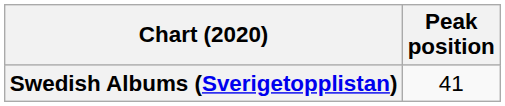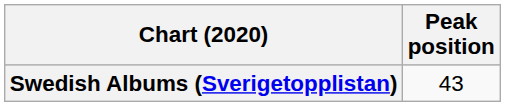(451, 82) 41 -> (451, 82) 43
